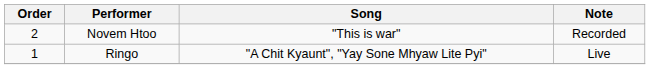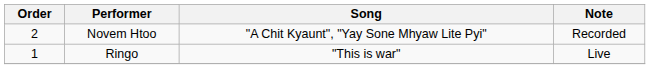(366, 34) "This is war" -> (366, 34) "A Chit Kyaunt", "Yay Sone Mhyaw Lite Pyi"
(366, 53) "A Chit Kyaunt", "Yay Sone Mhyaw Lite Pyi" -> (366, 53) "This is war"
